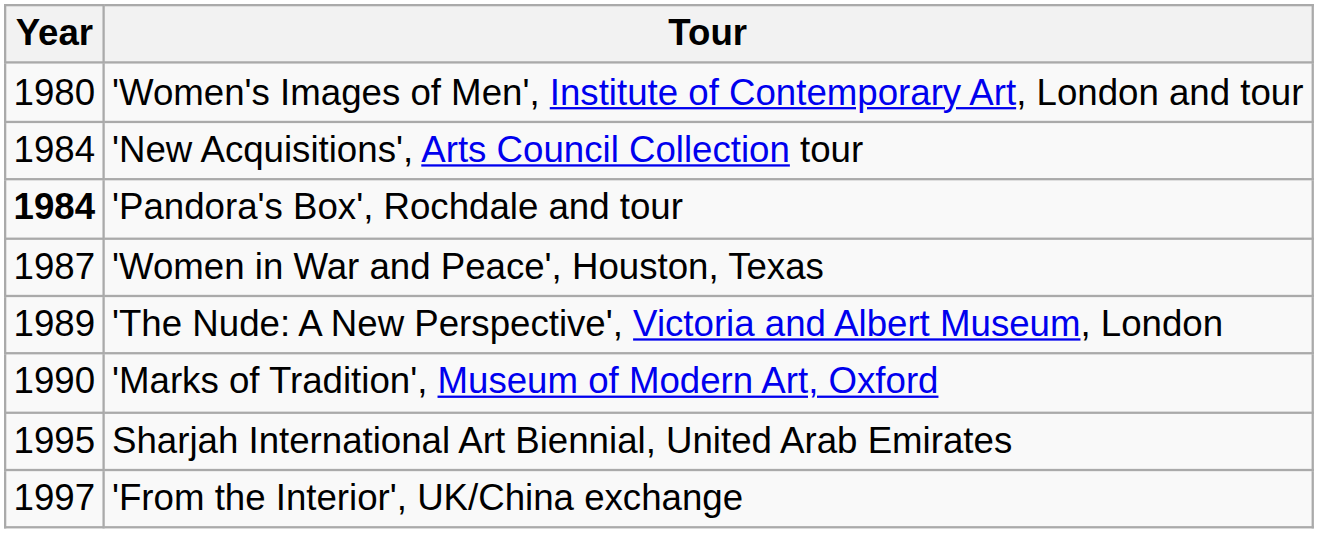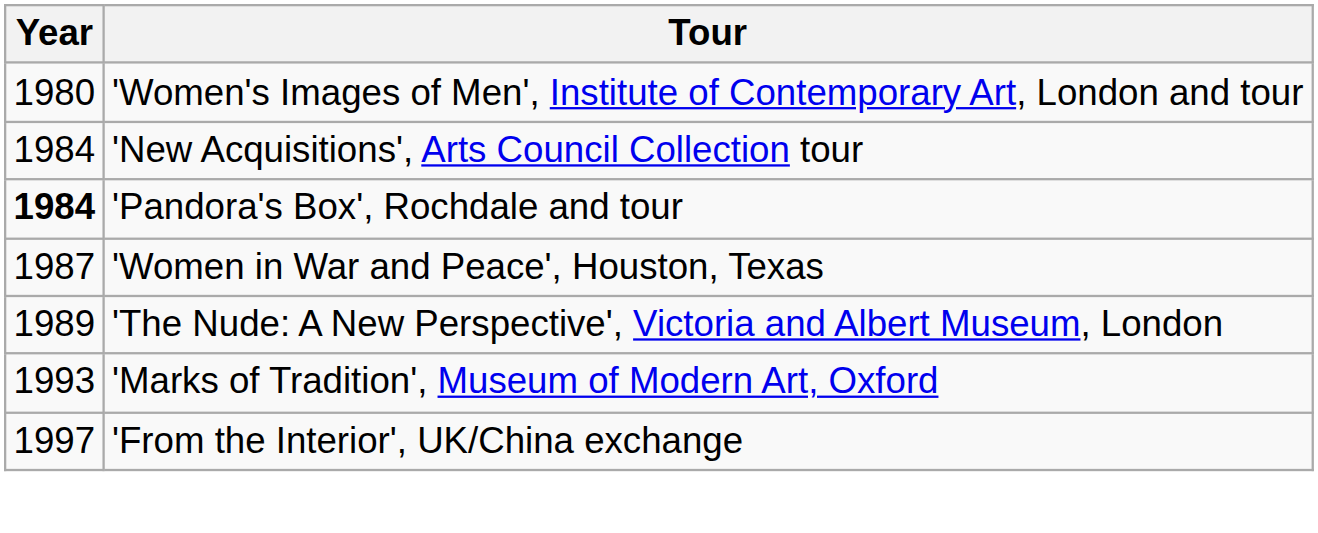(54, 382) 1990 -> (54, 382) 1993
- row: (562, 440)
